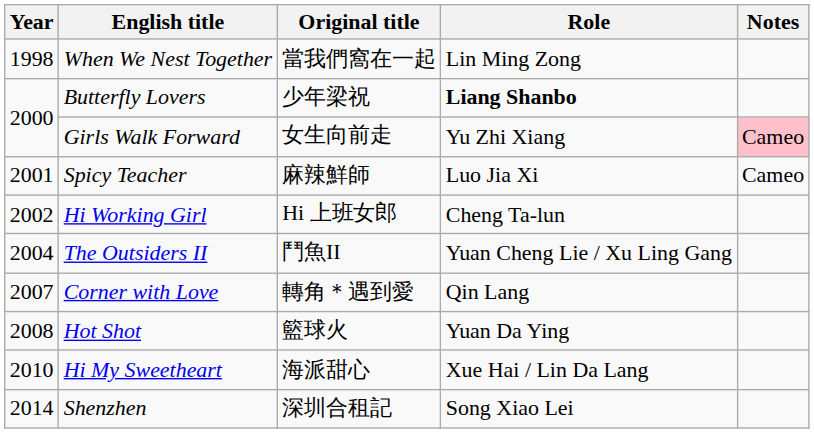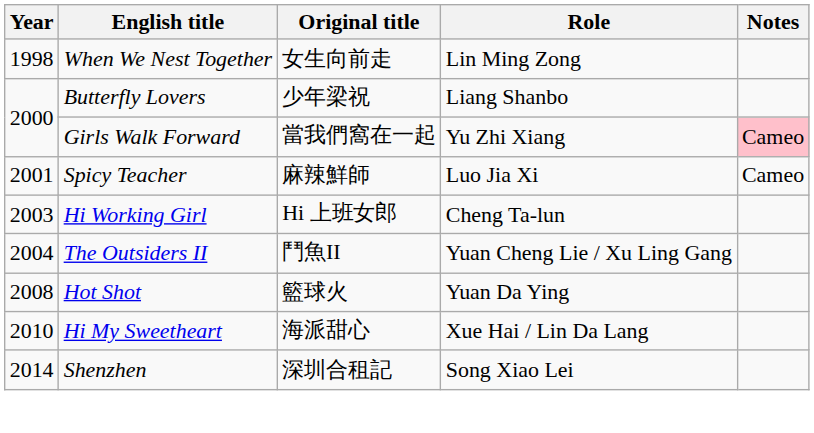(359, 58) 當我們窩在一起 -> (337, 58) 女生向前走
(511, 97) bold -> (507, 97) normal
(337, 135) 女生向前走 -> (359, 135) 當我們窩在一起
(32, 214) 2002 -> (32, 214) 2003
- row: (141, 291)
